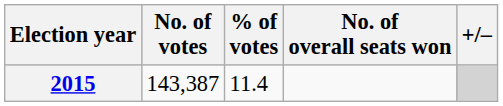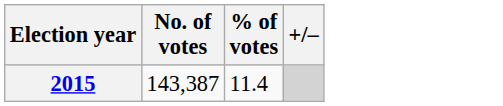- column: (370, 34)
